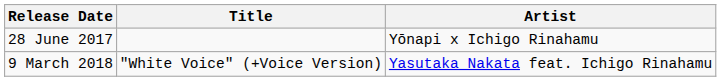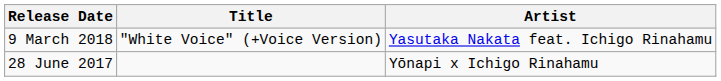rows swapped: (60, 40) <-> (60, 64)
